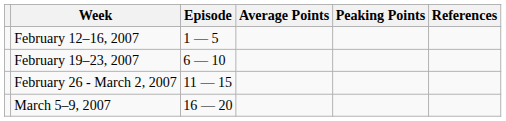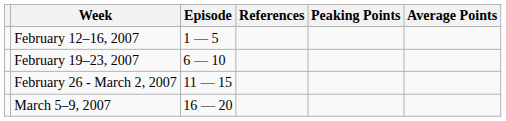columns swapped: (284, 15) <-> (464, 15)
